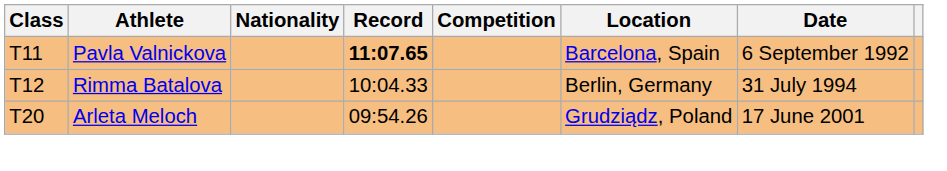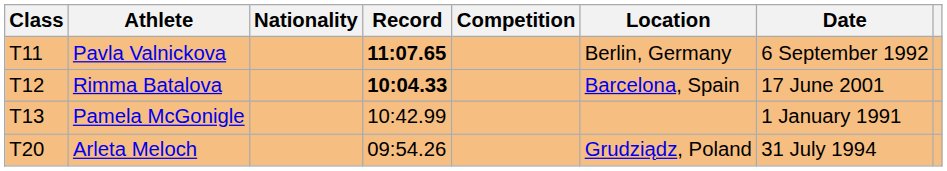(643, 52) Barcelona, Spain -> (658, 52) Berlin, Germany
(388, 85) normal -> (407, 85) bold
(639, 85) Berlin, Germany -> (662, 85) Barcelona, Spain
(799, 85) 31 July 1994 -> (823, 85) 17 June 2001
+ row: (159, 117)
(803, 117) 17 June 2001 -> (819, 149) 31 July 1994
